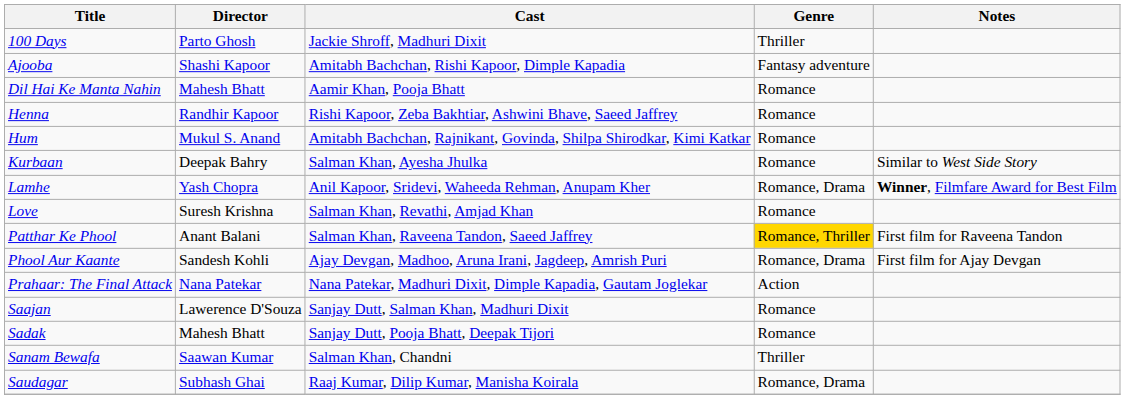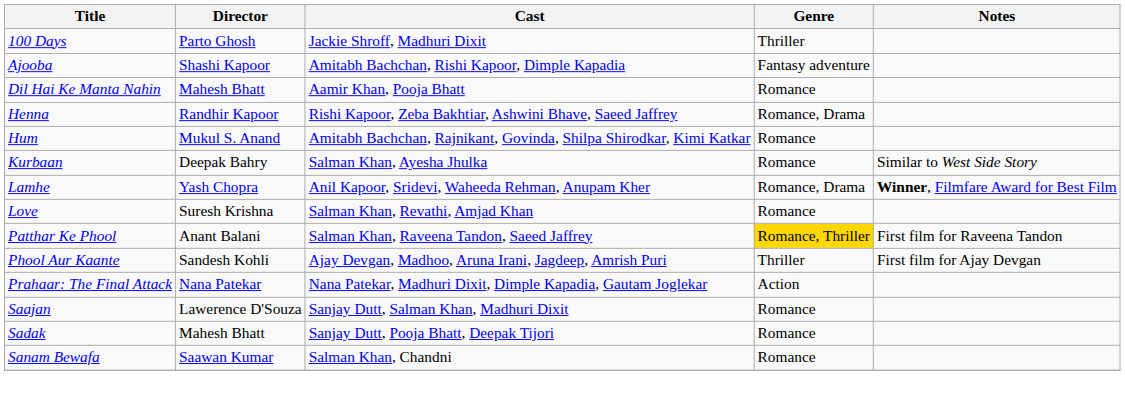(787, 114) Romance -> (811, 114) Romance, Drama
(811, 260) Romance, Drama -> (781, 260) Thriller
(781, 357) Thriller -> (787, 357) Romance
- row: (38, 382)
